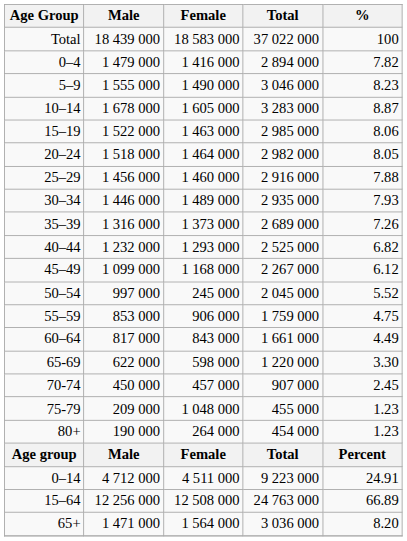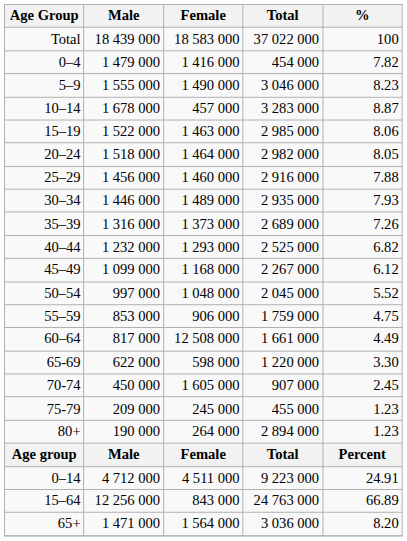(290, 62) 2 894 000 -> (295, 62) 454 000
(211, 108) 1 605 000 -> (216, 108) 457 000
(216, 293) 245 000 -> (211, 293) 1 048 000
(216, 339) 843 000 -> (207, 339) 12 508 000
(216, 385) 457 000 -> (211, 385) 1 605 000
(211, 408) 1 048 000 -> (216, 408) 245 000
(295, 431) 454 000 -> (290, 431) 2 894 000
(207, 500) 12 508 000 -> (216, 500) 843 000
